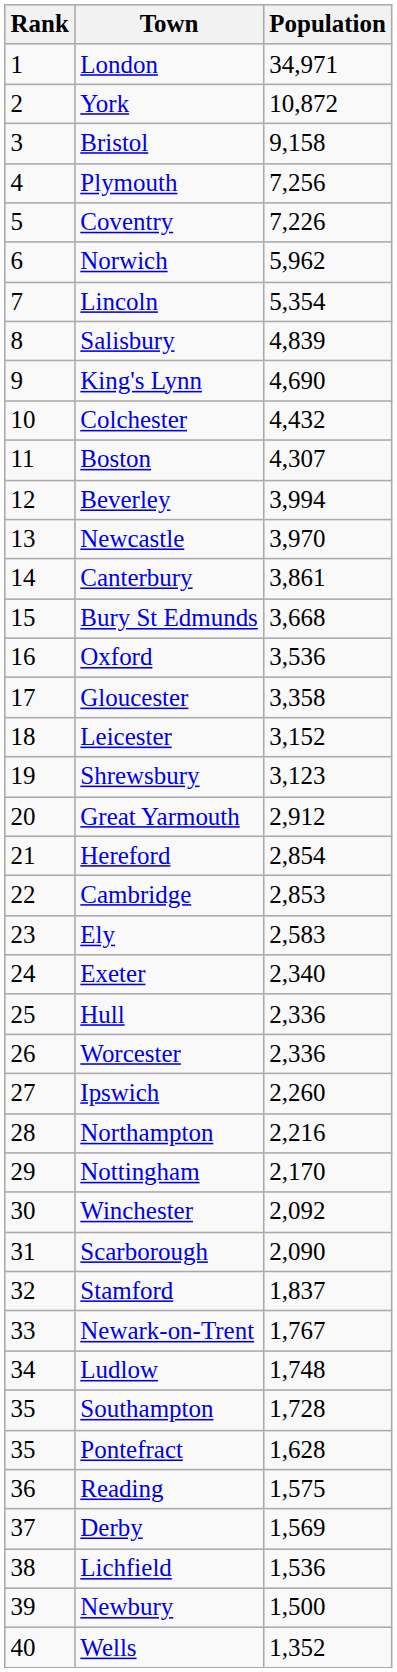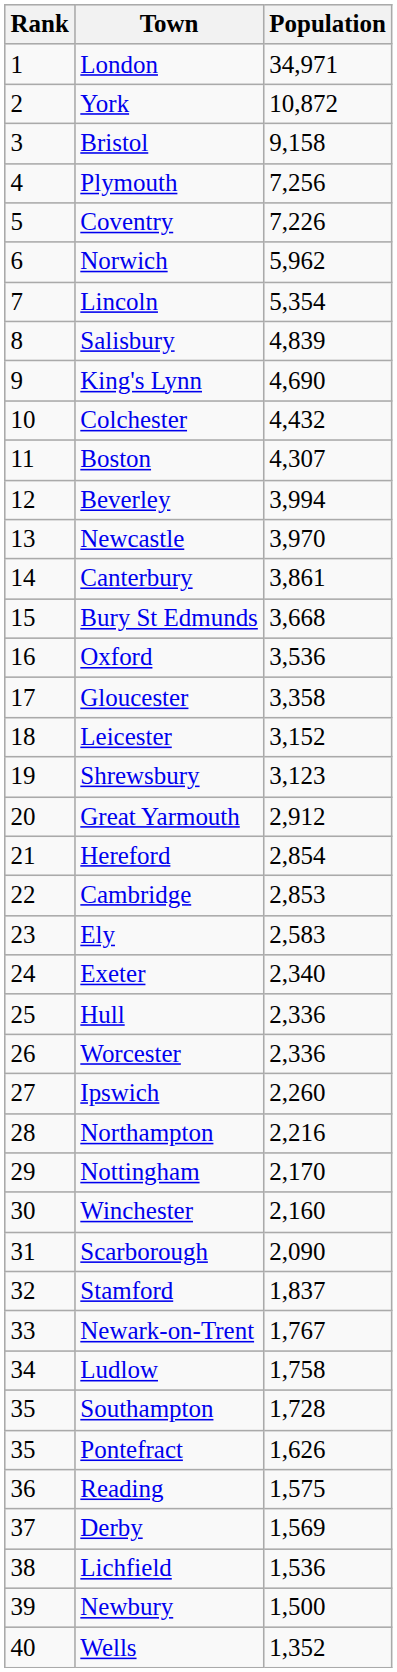(297, 1211) 2,092 -> (297, 1211) 2,160
(297, 1370) 1,748 -> (297, 1370) 1,758
(297, 1449) 1,628 -> (297, 1449) 1,626
